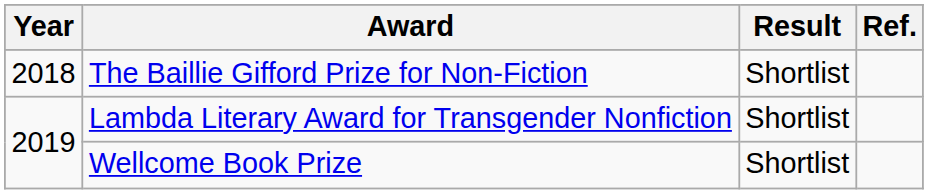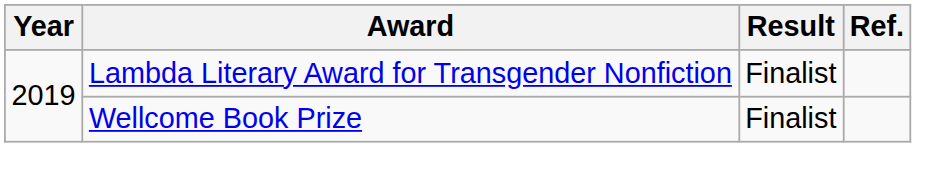- row: (338, 73)
(797, 118) Shortlist -> (791, 73) Finalist
(797, 164) Shortlist -> (791, 118) Finalist
